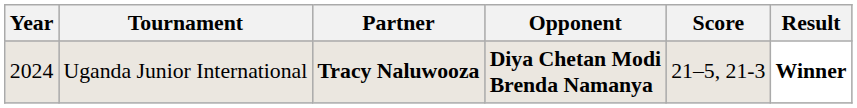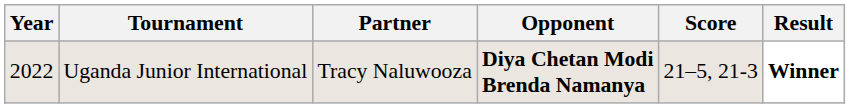(32, 71) 2024 -> (32, 71) 2022
(398, 71) bold -> (395, 71) normal
